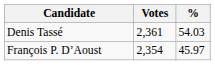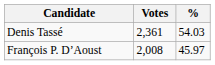(150, 50) 2,354 -> (150, 50) 2,008
